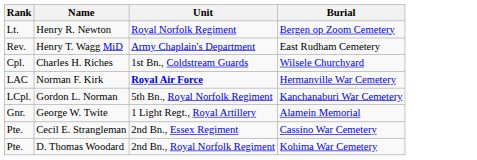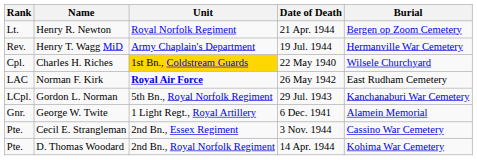+ column: (311, 12)
(330, 46) East Rudham Cemetery -> (405, 46) Hermanville War Cemetery
(190, 63) no background -> (190, 63) gold background
(338, 79) Hermanville War Cemetery -> (397, 79) East Rudham Cemetery
